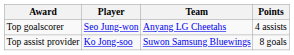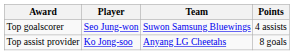(185, 27) Anyang LG Cheetahs -> (197, 27) Suwon Samsung Bluewings
(197, 42) Suwon Samsung Bluewings -> (185, 42) Anyang LG Cheetahs
